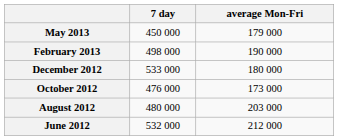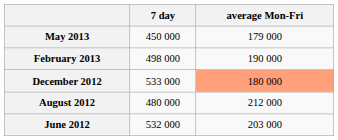(265, 70) no background -> (265, 81) lightsalmon background
- row: (67, 88)
(265, 107) 203 000 -> (265, 102) 212 000
(265, 126) 212 000 -> (265, 124) 203 000
